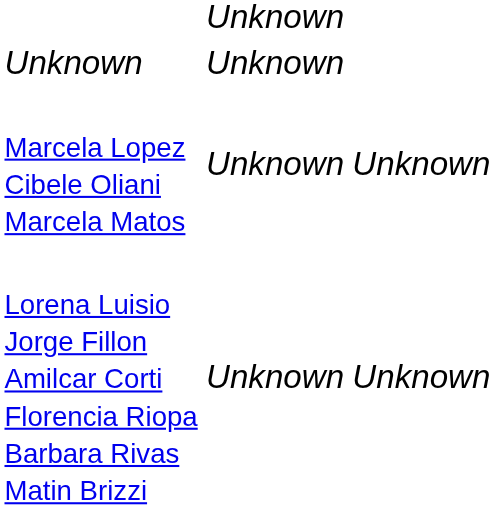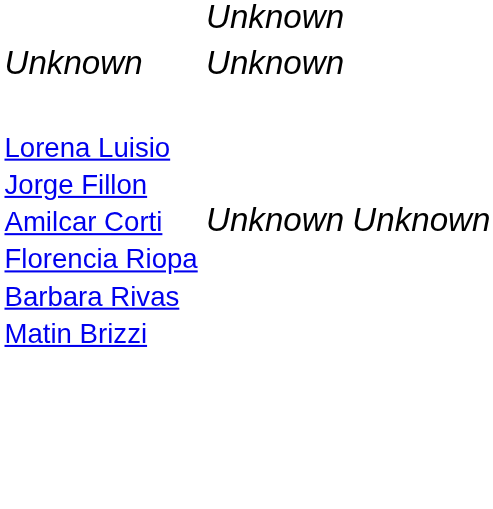- row: (95, 184)
